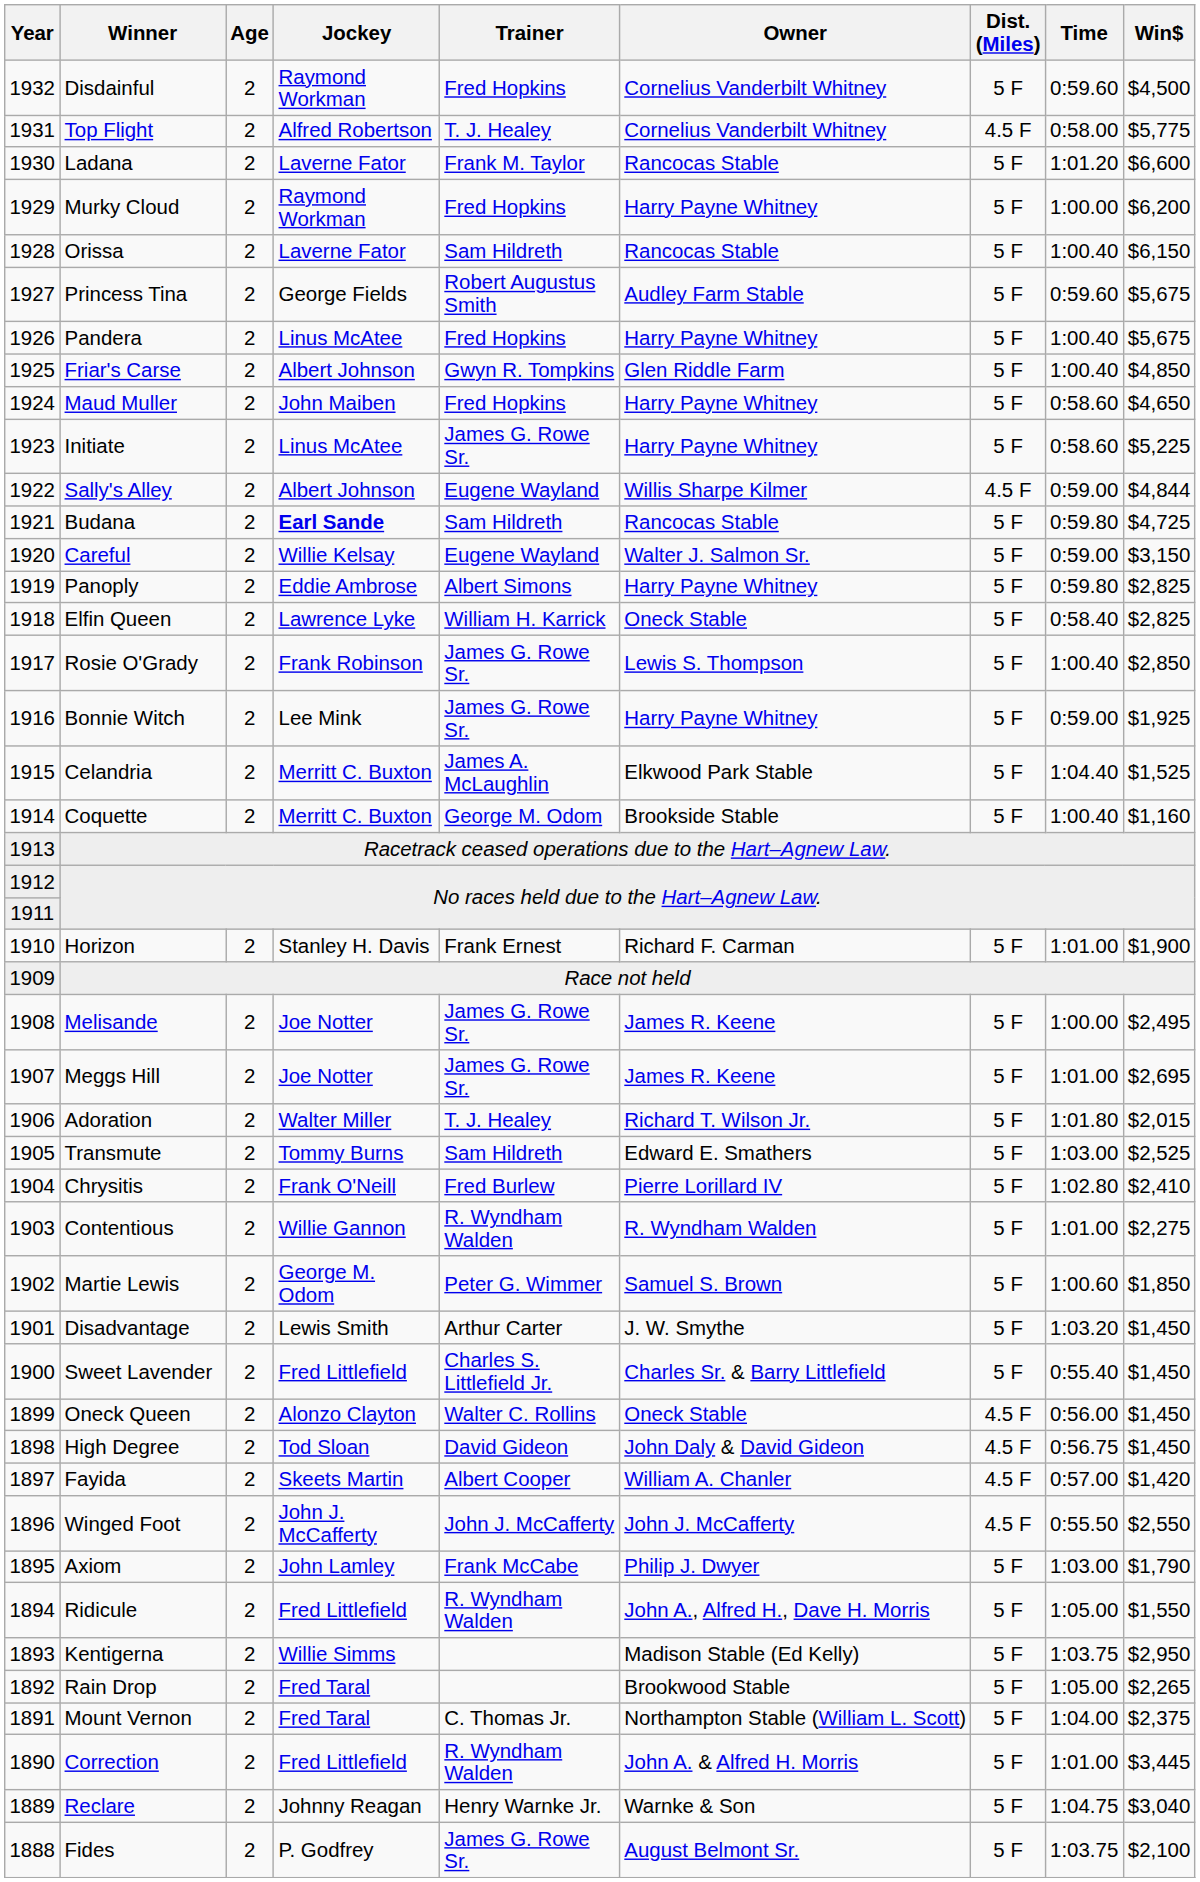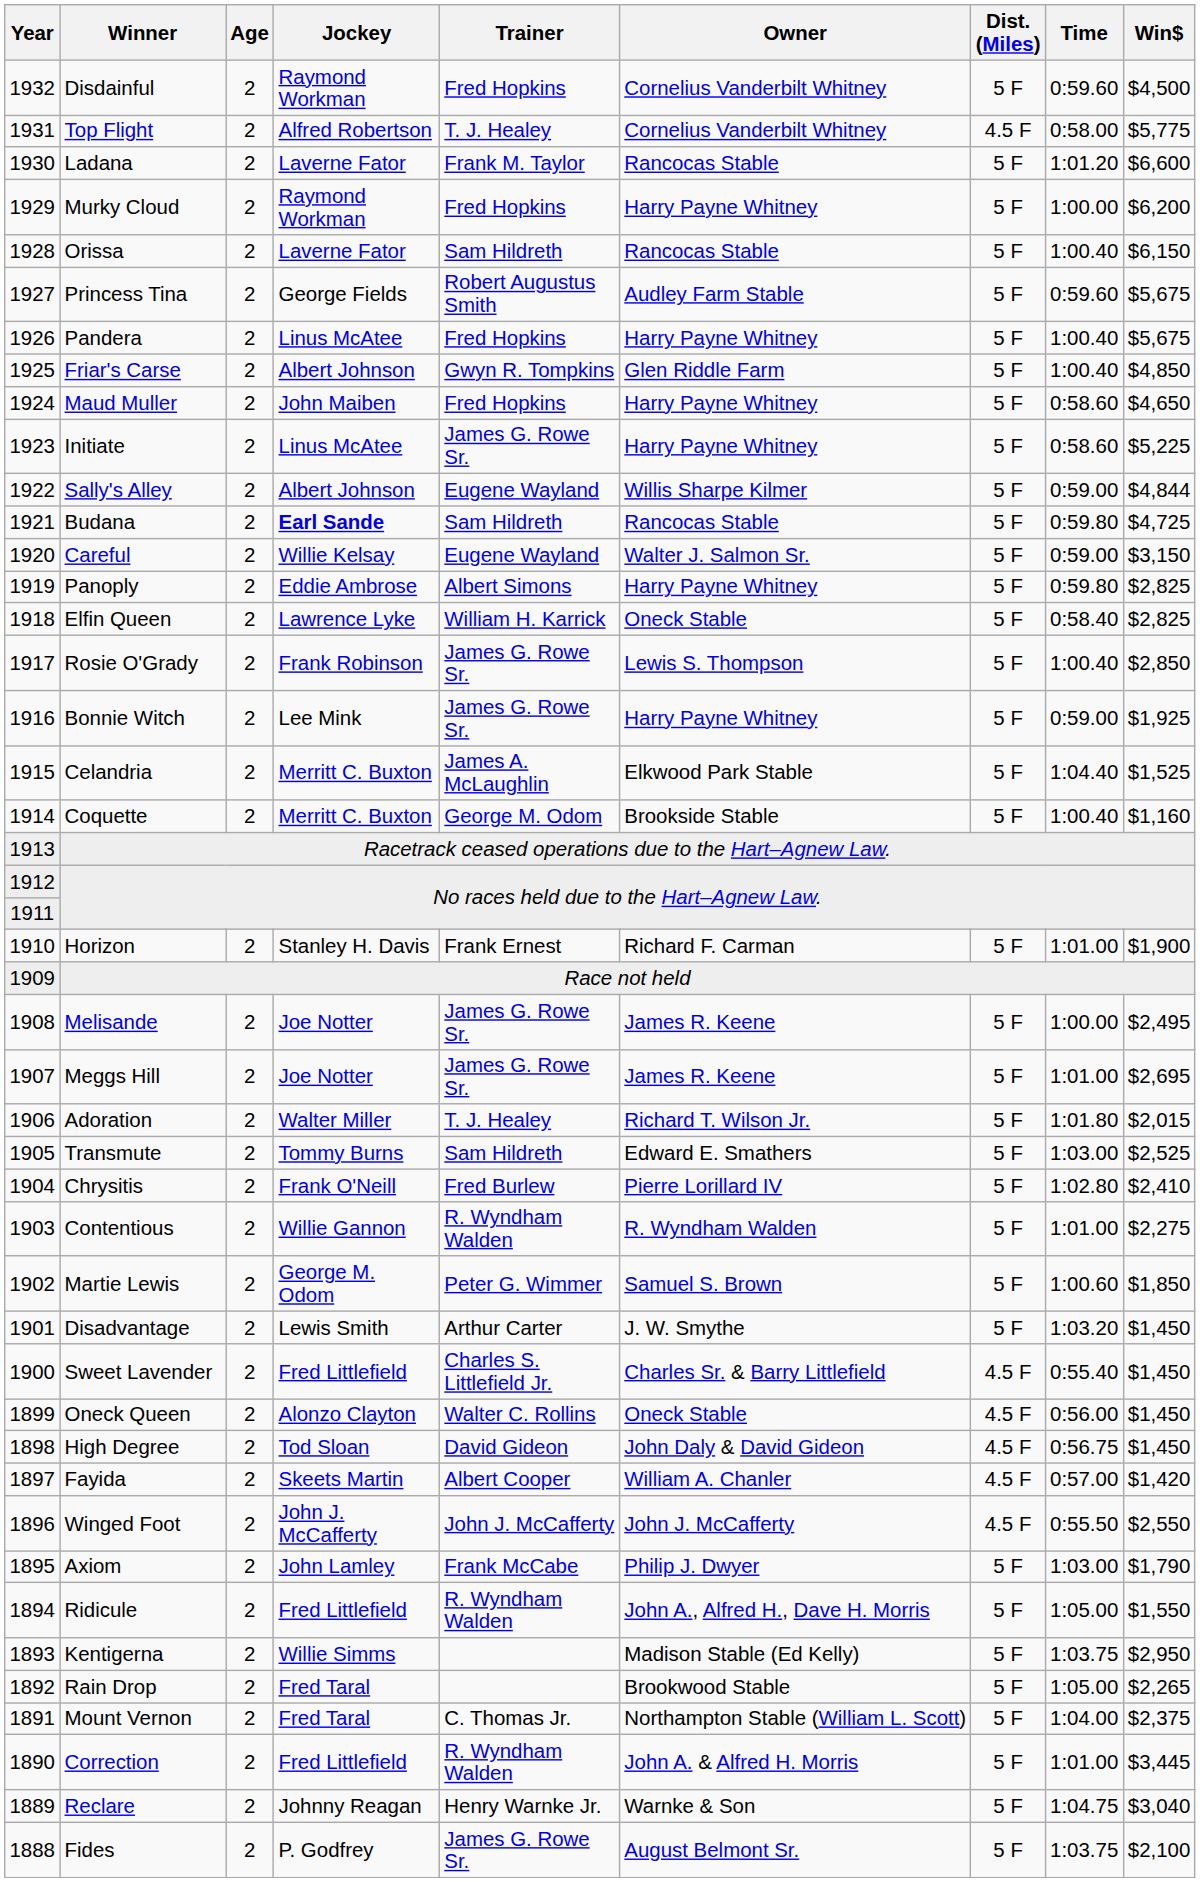(1008, 490) 4.5 F -> (1008, 490) 5 F
(1008, 1371) 5 F -> (1008, 1371) 4.5 F
